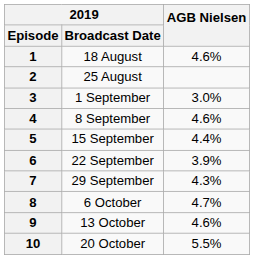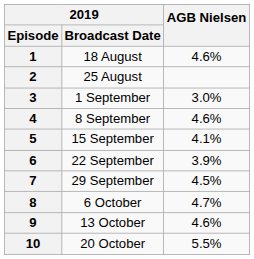(207, 139) 4.4% -> (207, 139) 4.1%
(207, 181) 4.3% -> (207, 181) 4.5%
